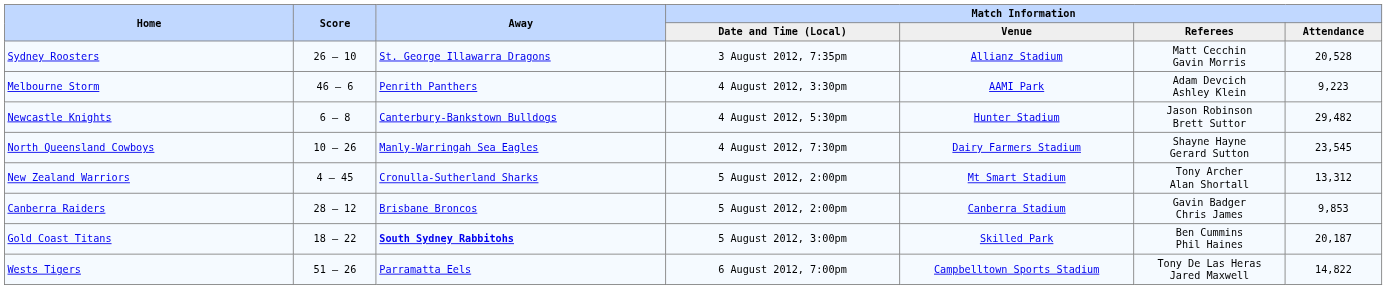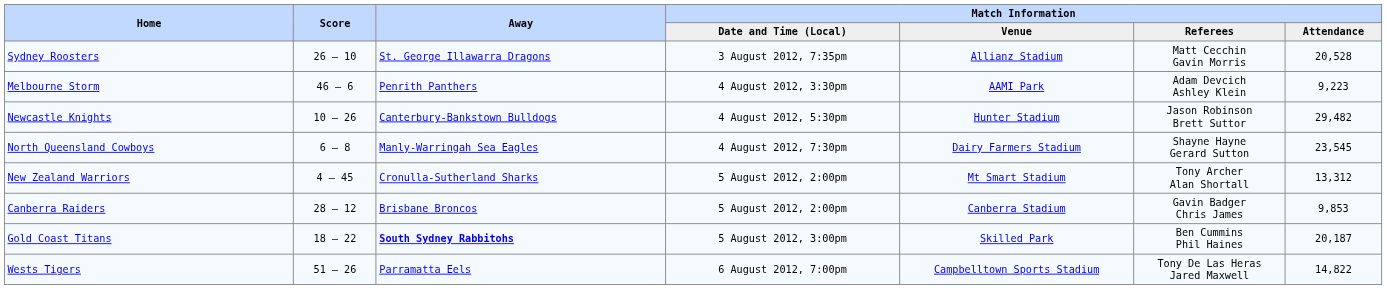(335, 117) 6 – 8 -> (335, 117) 10 – 26
(335, 148) 10 – 26 -> (335, 148) 6 – 8
